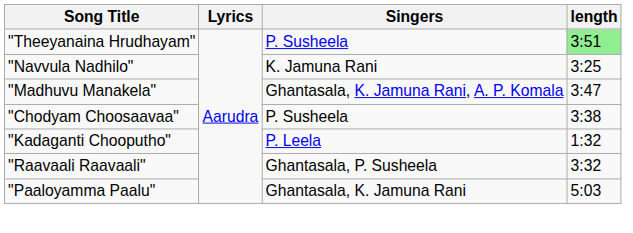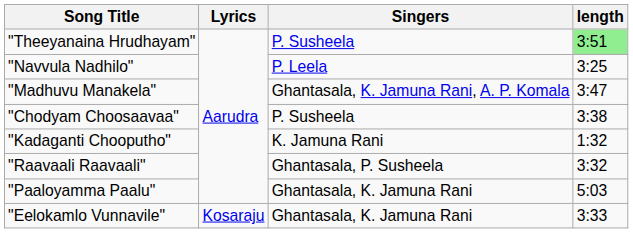(321, 66) K. Jamuna Rani -> (299, 66) P. Leela
(293, 141) P. Leela -> (327, 141) K. Jamuna Rani
+ row: (87, 215)
